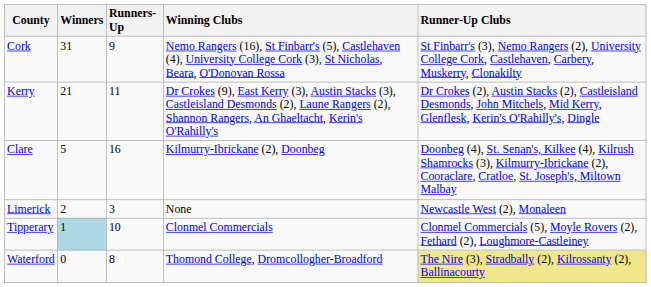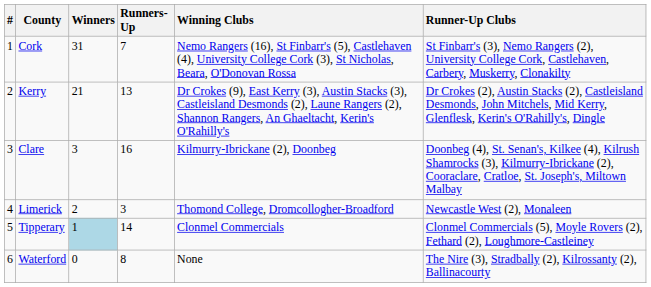+ column: (10, 20)
(112, 45) 9 -> (123, 45) 7
(115, 91) 11 -> (126, 91) 13
(63, 150) 5 -> (75, 150) 3
(179, 208) None -> (285, 208) Thomond College, Dromcollogher-Broadford
(115, 227) 10 -> (126, 227) 14
(274, 259) Thomond College, Dromcollogher-Broadford -> (190, 259) None
(526, 266) khaki background -> (531, 266) no background
